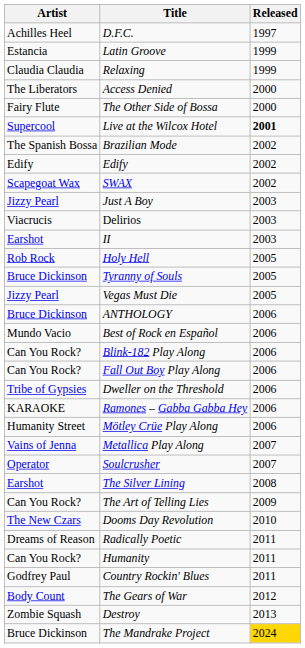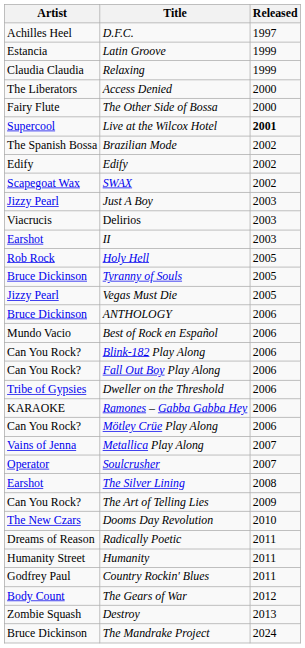(46, 426) Humanity Street -> (44, 426) Can You Rock?
(44, 558) Can You Rock? -> (46, 558) Humanity Street
(265, 633) gold background -> (265, 633) no background
